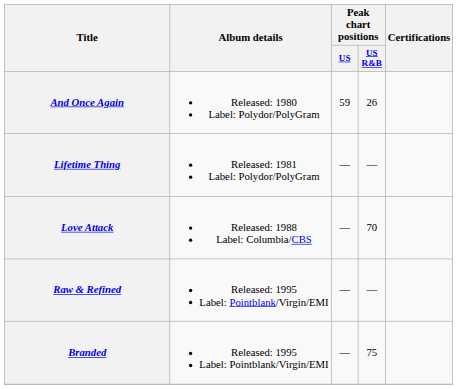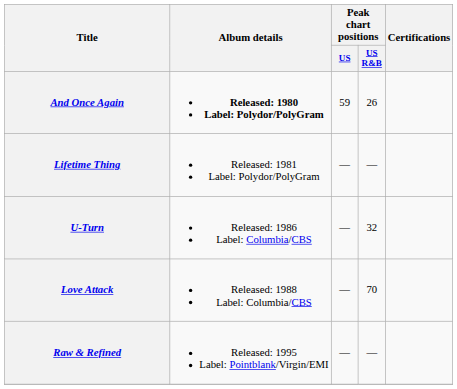(251, 109) normal -> (251, 109) bold
+ row: (87, 227)
- row: (87, 352)
